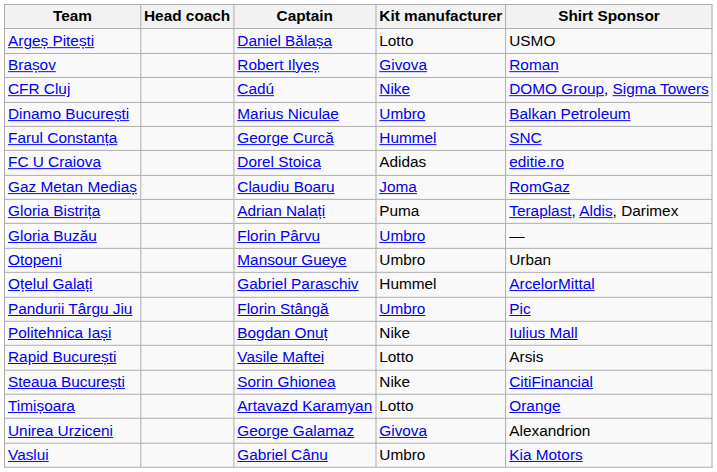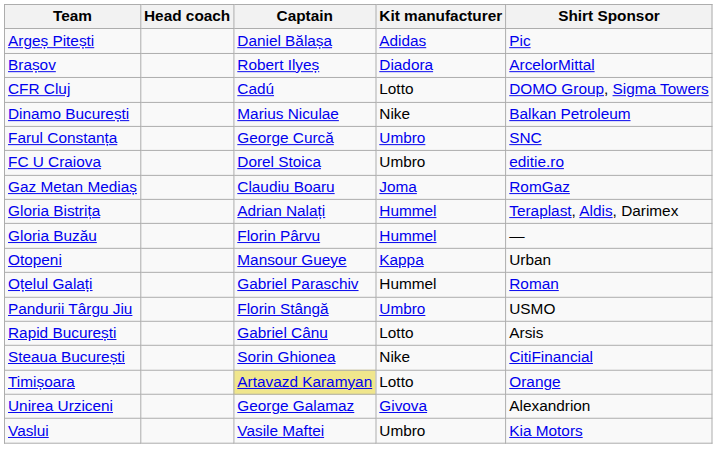(396, 41) Lotto -> (403, 41) Adidas
(532, 41) USMO -> (520, 41) Pic
(403, 65) Givova -> (406, 65) Diadora
(534, 65) Roman -> (552, 65) ArcelorMittal
(395, 89) Nike -> (396, 89) Lotto
(402, 114) Umbro -> (395, 114) Nike
(408, 138) Hummel -> (402, 138) Umbro
(403, 162) Adidas -> (402, 162) Umbro
(399, 211) Puma -> (408, 211) Hummel
(402, 235) Umbro -> (408, 235) Hummel
(402, 260) Umbro -> (401, 260) Kappa
(552, 284) ArcelorMittal -> (534, 284) Roman
(520, 308) Pic -> (532, 308) USMO
- row: (60, 333)
(281, 357) Vasile Maftei -> (283, 333) Gabriel Cânu
(305, 406) no background -> (305, 382) khaki background
(283, 455) Gabriel Cânu -> (281, 430) Vasile Maftei
